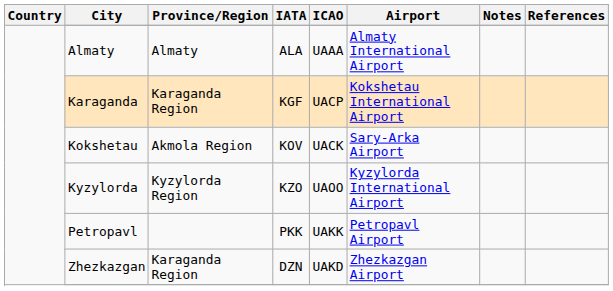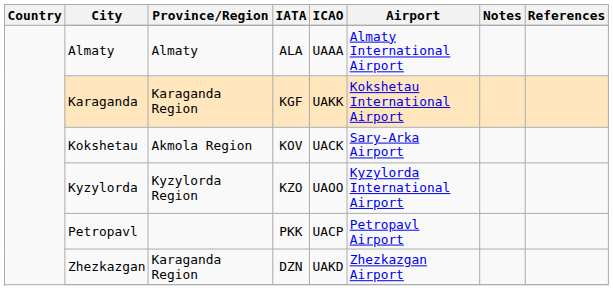(328, 101) UACP -> (328, 101) UAKK
(328, 231) UAKK -> (328, 231) UACP
